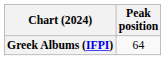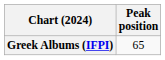(138, 45) 64 -> (138, 45) 65
